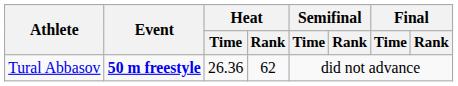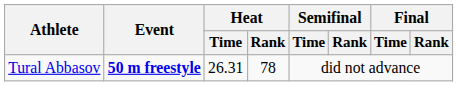(226, 68) 26.36 -> (226, 68) 26.31
(268, 68) 62 -> (268, 68) 78
